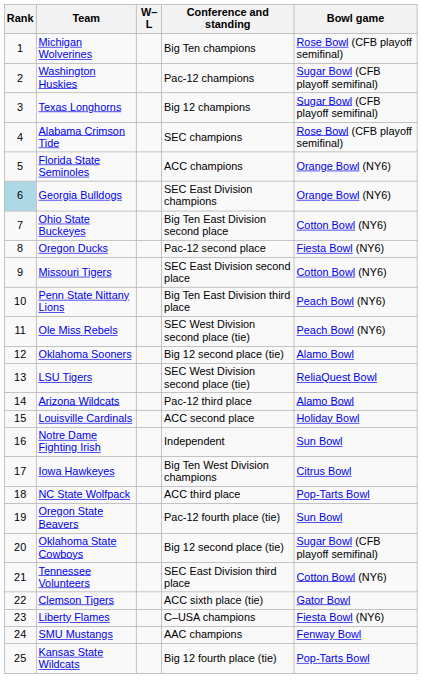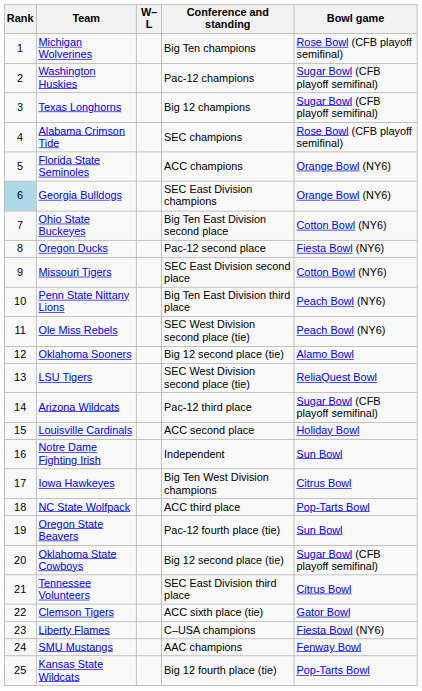(325, 401) Alamo Bowl -> (339, 407) Sugar Bowl (CFB playoff semifinal)
(342, 577) Cotton Bowl (NY6) -> (324, 589) Citrus Bowl
